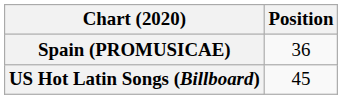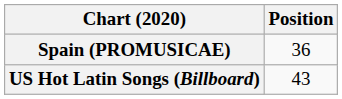(301, 79) 45 -> (301, 79) 43
